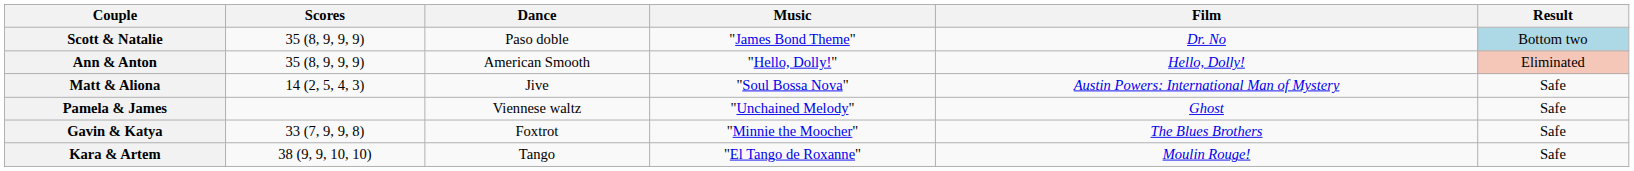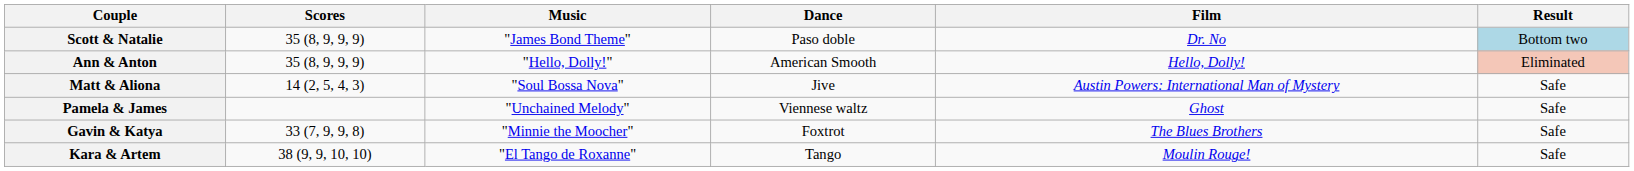columns swapped: (537, 16) <-> (792, 16)
